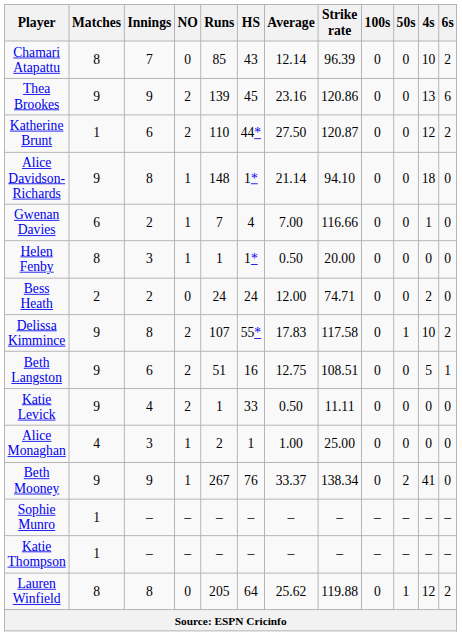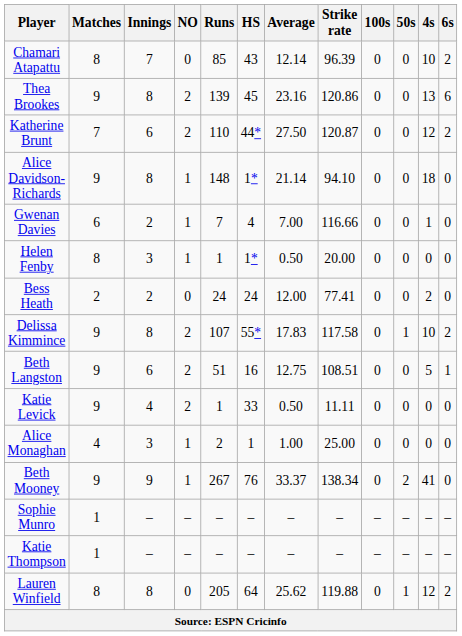(149, 96) 9 -> (149, 96) 8
(97, 133) 1 -> (97, 133) 7
(340, 296) 74.71 -> (340, 296) 77.41
